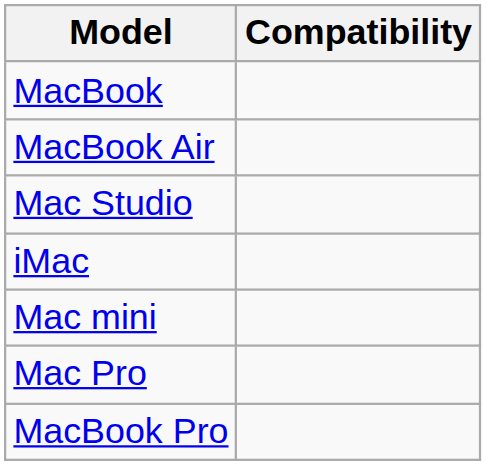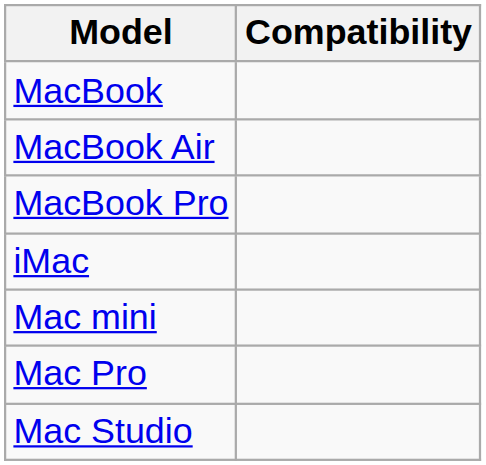rows swapped: (121, 430) <-> (103, 203)
